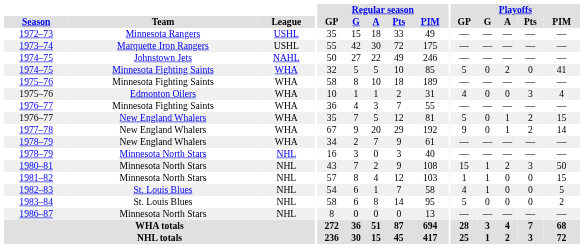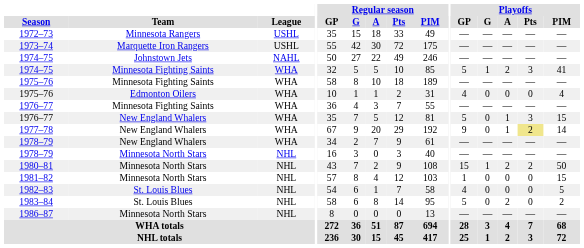(487, 70) 0 -> (487, 70) 1
(530, 70) 0 -> (530, 70) 3
(530, 94) 3 -> (530, 94) 0
(530, 118) 2 -> (530, 118) 3
(530, 130) no background -> (530, 130) khaki background
(530, 166) 3 -> (530, 166) 2
(487, 178) 1 -> (487, 178) 0
(487, 190) 1 -> (487, 190) 0
(507, 202) 0 -> (507, 202) 2
